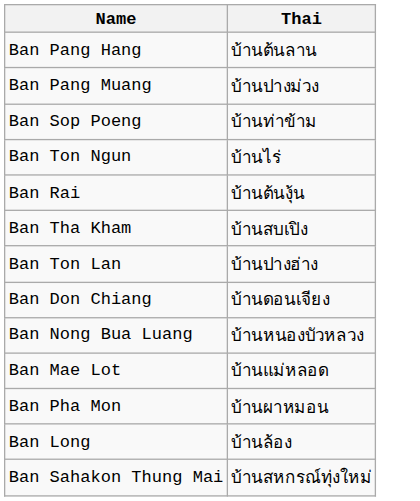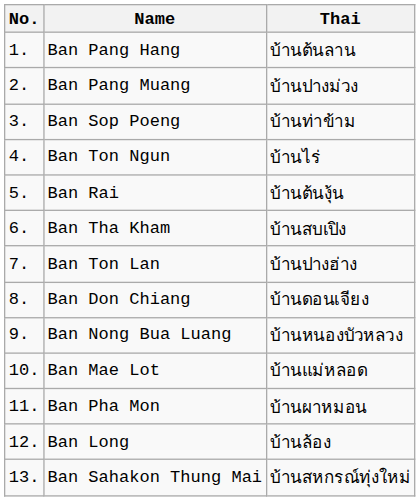+ column: (24, 19)
